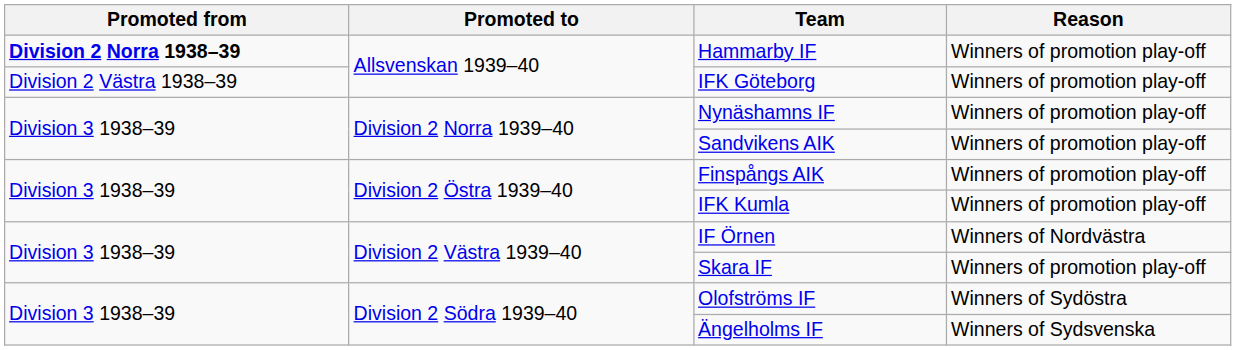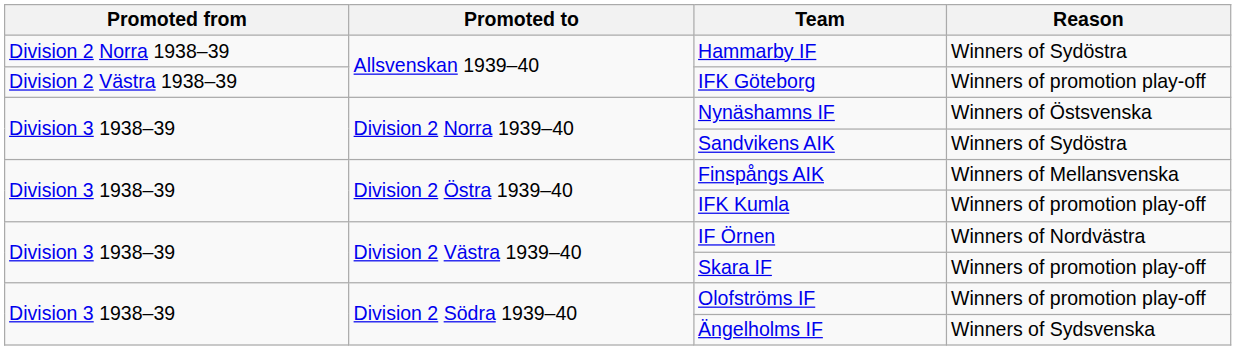(125, 50) bold -> (119, 50) normal
(1078, 50) Winners of promotion play-off -> (1039, 50) Winners of Sydöstra
(1078, 112) Winners of promotion play-off -> (1051, 112) Winners of Östsvenska
(1078, 143) Winners of promotion play-off -> (1039, 143) Winners of Sydöstra
(1078, 174) Winners of promotion play-off -> (1065, 174) Winners of Mellansvenska
(1039, 298) Winners of Sydöstra -> (1078, 298) Winners of promotion play-off
